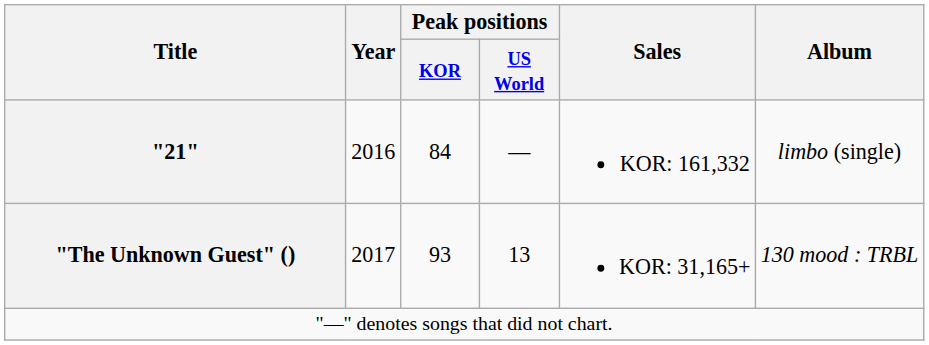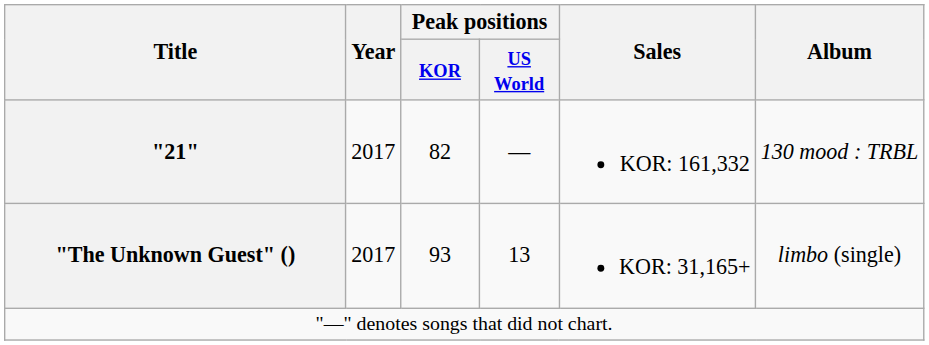(373, 151) 2016 -> (373, 151) 2017
(440, 151) 84 -> (440, 151) 82
(839, 151) limbo (single) -> (839, 151) 130 mood : TRBL
(839, 255) 130 mood : TRBL -> (839, 255) limbo (single)
